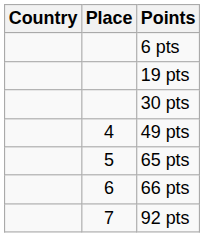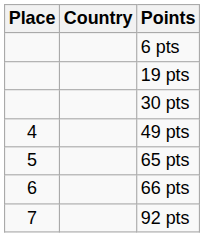columns swapped: (109, 18) <-> (43, 18)
